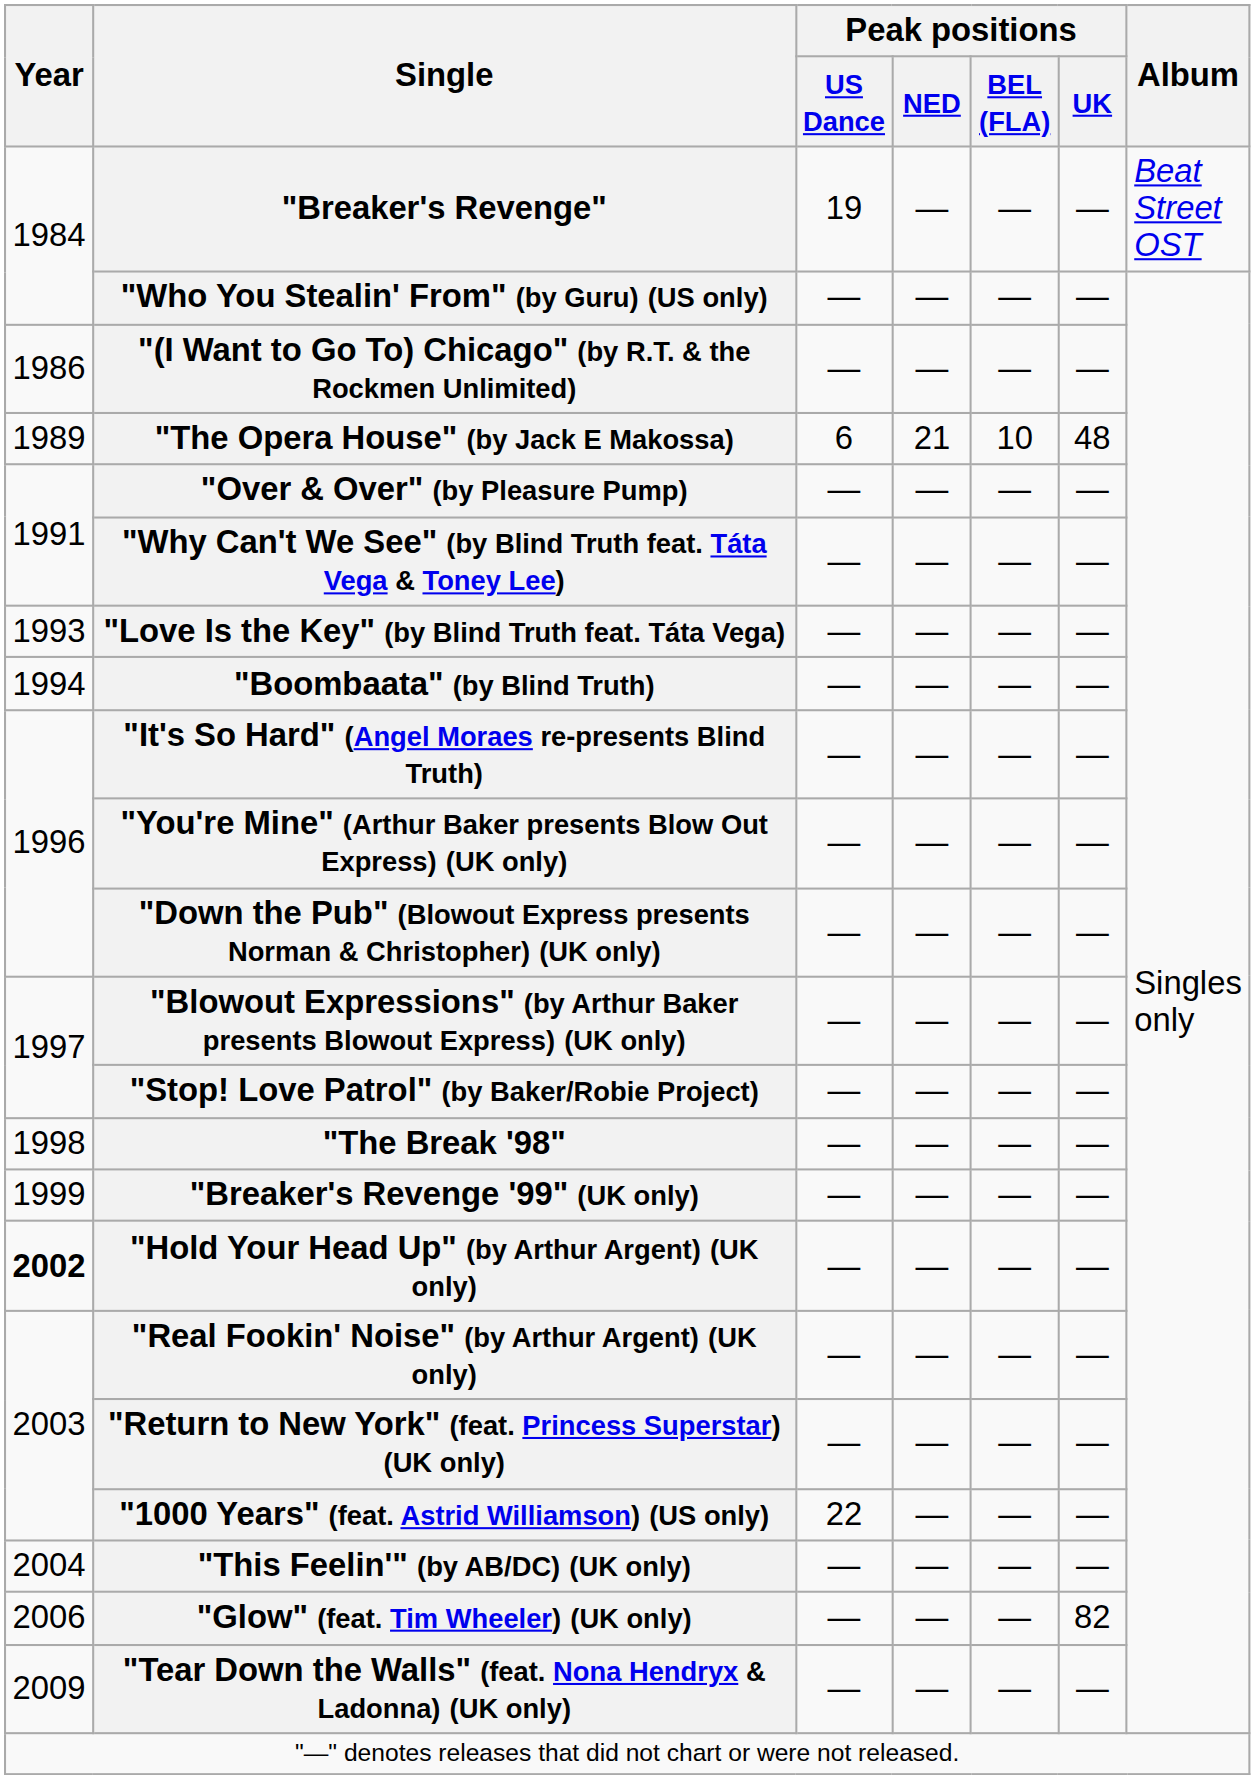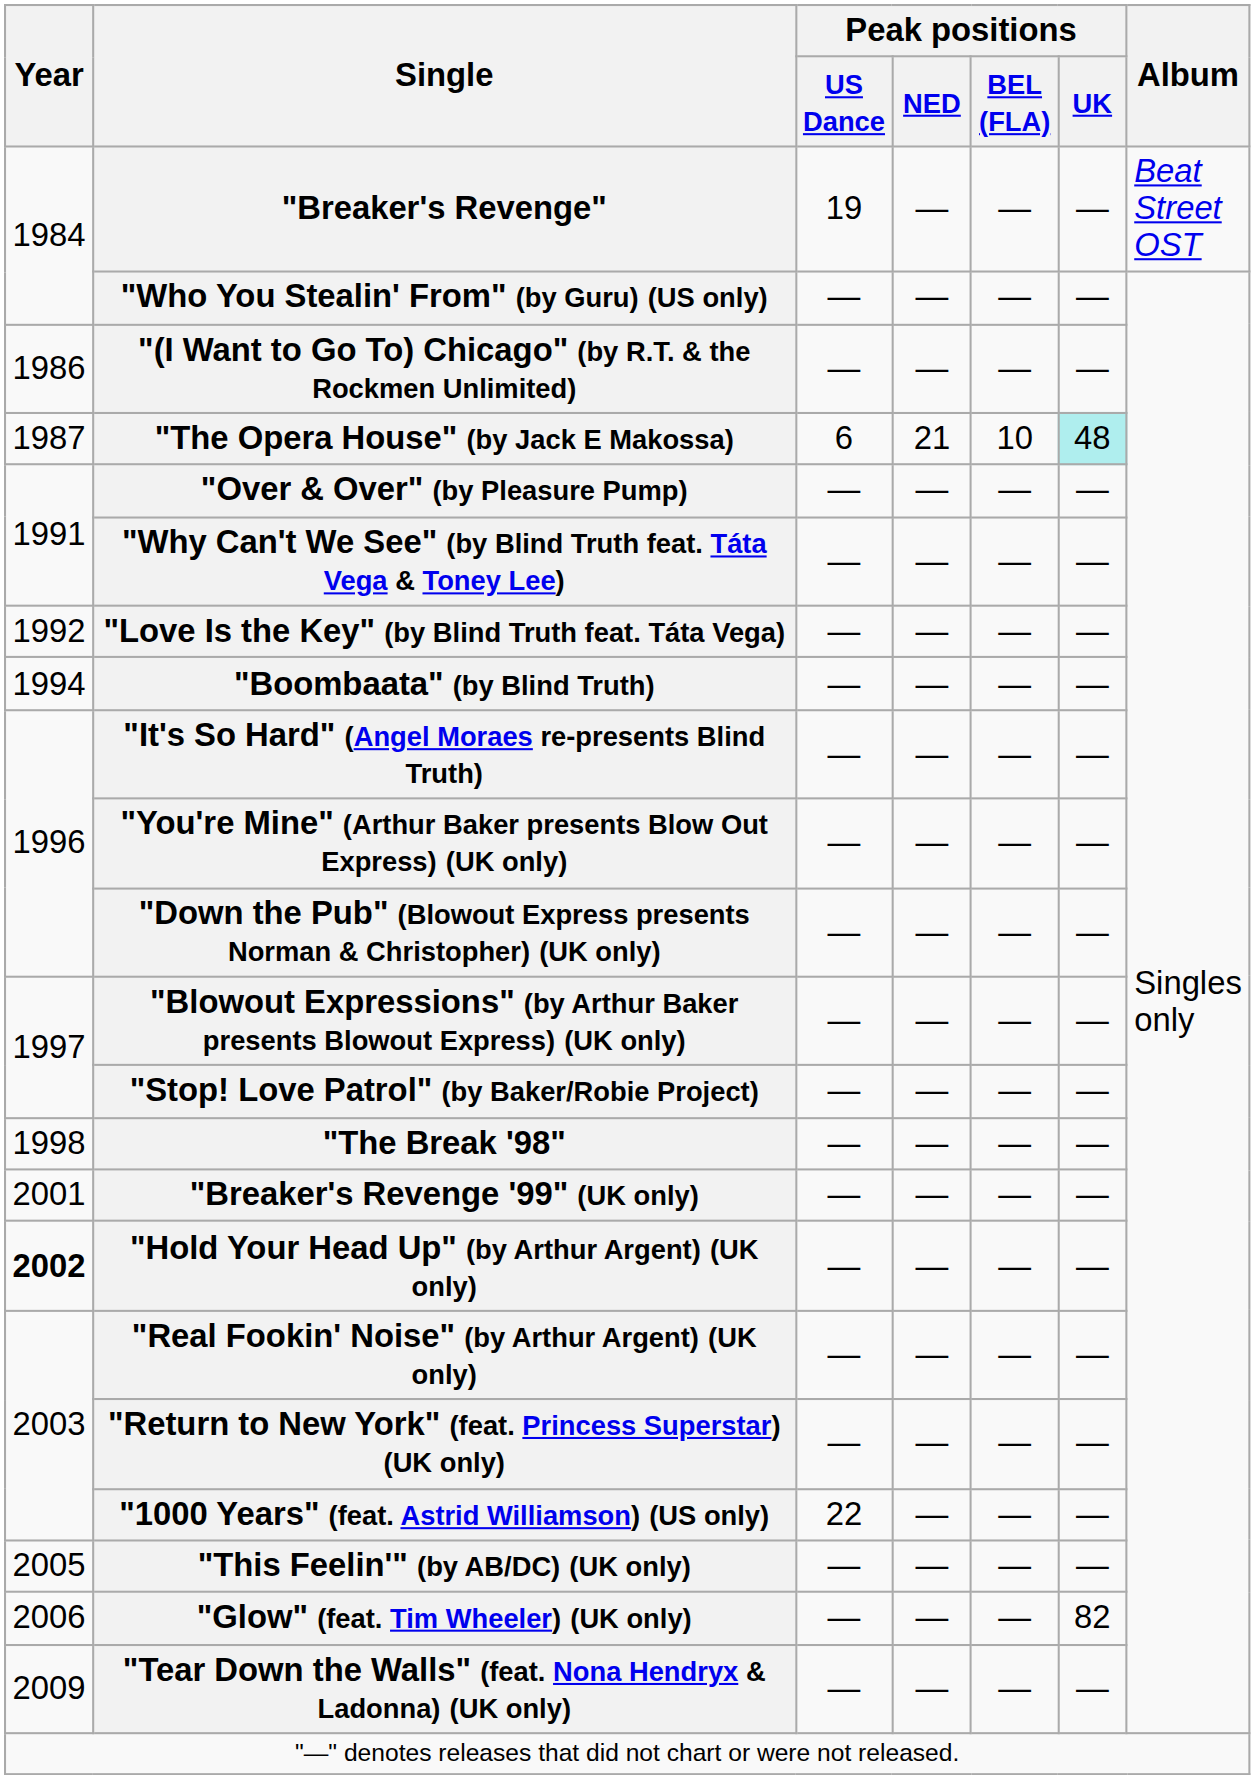(49, 438) 1989 -> (49, 438) 1987
(1092, 438) no background -> (1092, 438) paleturquoise background
(49, 631) 1993 -> (49, 631) 1992
(49, 1194) 1999 -> (49, 1194) 2001
(49, 1565) 2004 -> (49, 1565) 2005
